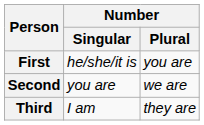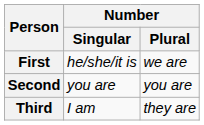(168, 62) you are -> (165, 62) we are
(165, 85) we are -> (168, 85) you are
